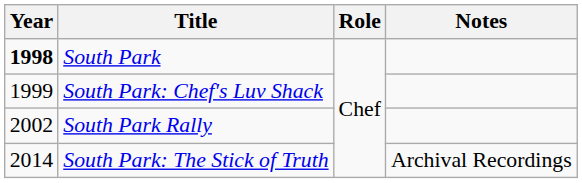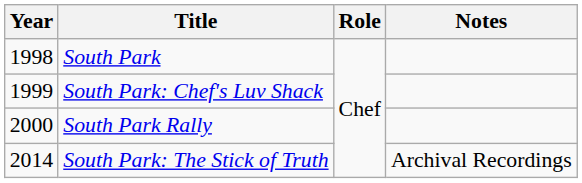(31, 56) bold -> (31, 56) normal
(31, 125) 2002 -> (31, 125) 2000
